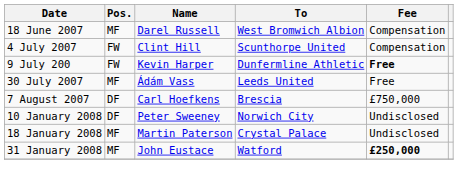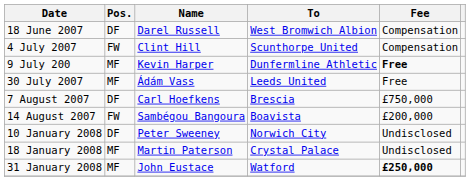(113, 30) MF -> (113, 30) DF
(113, 64) FW -> (113, 64) MF
+ row: (51, 116)
